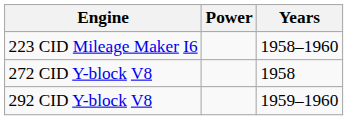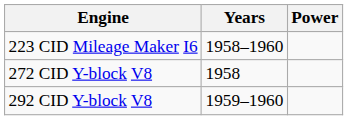columns swapped: (299, 18) <-> (229, 18)
